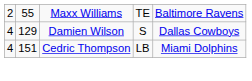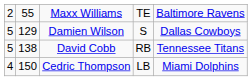(10, 31) 4 -> (10, 31) 5
+ row: (86, 48)
(28, 48) 151 -> (28, 66) 150
